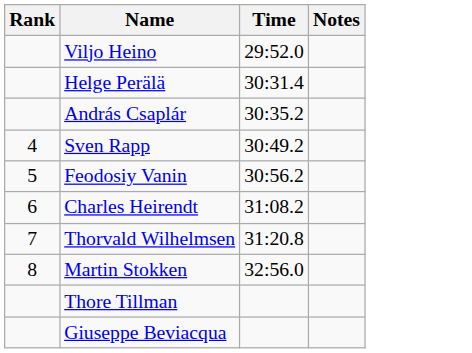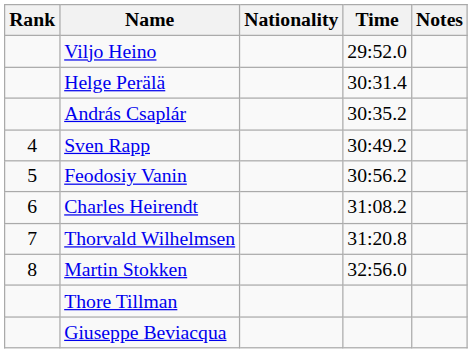+ column: (291, 20)
